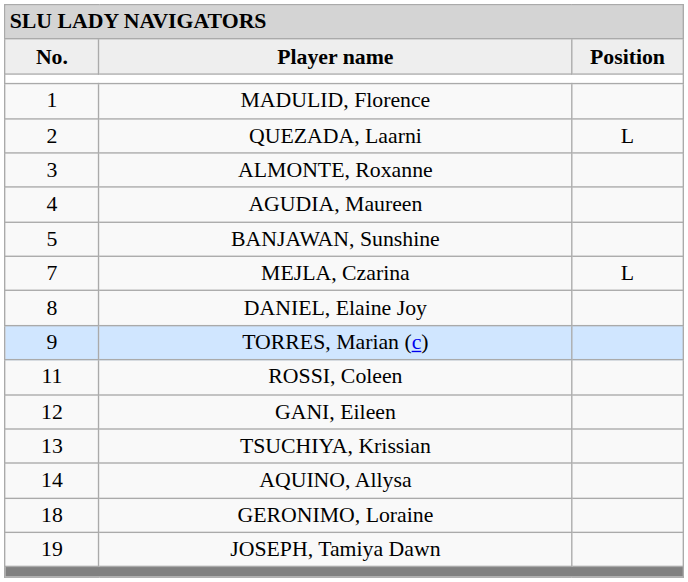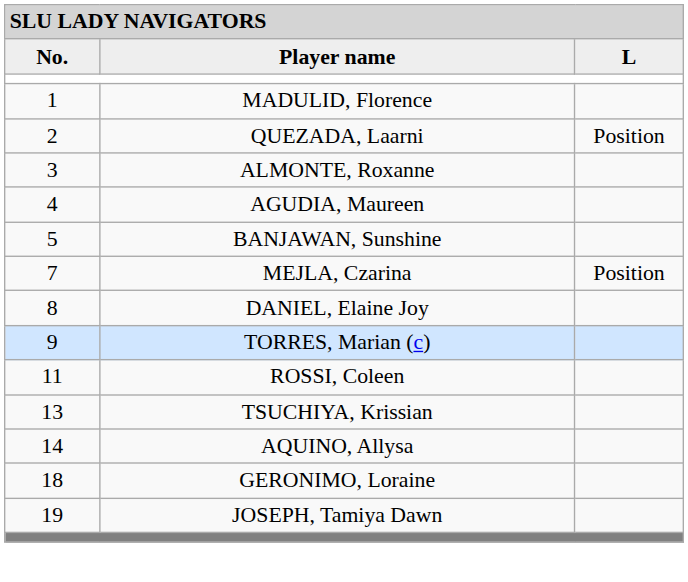(627, 56) Position -> (629, 56) L
(627, 135) L -> (629, 135) Position
(627, 273) L -> (629, 273) Position
- row: (52, 411)
